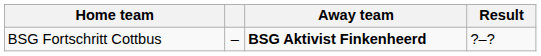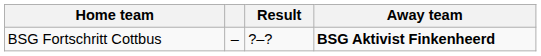columns swapped: (356, 16) <-> (501, 16)
